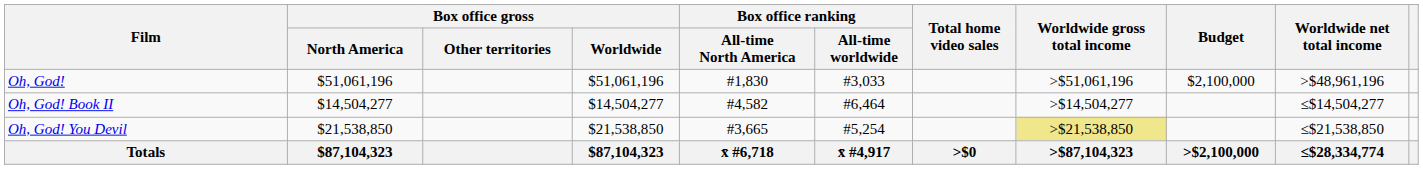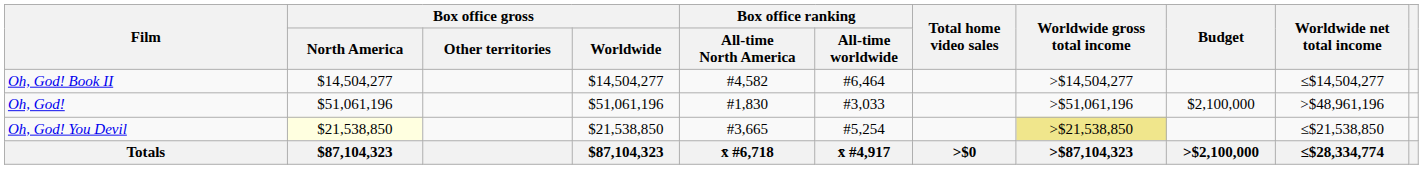rows swapped: (36, 81) <-> (61, 104)
(355, 128) no background -> (355, 128) lightyellow background
